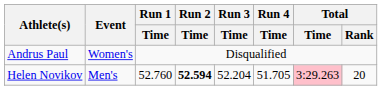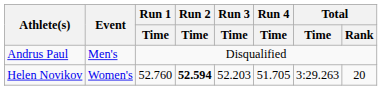(110, 55) Women's -> (103, 55) Men's
(103, 75) Men's -> (110, 75) Women's
(234, 75) 52.204 -> (234, 75) 52.203
(318, 75) pink background -> (318, 75) no background
